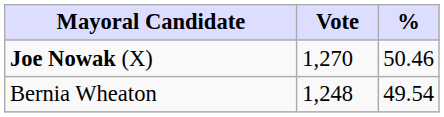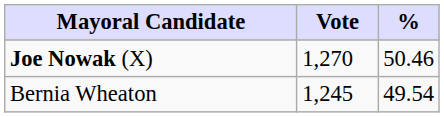(328, 93) 1,248 -> (328, 93) 1,245
